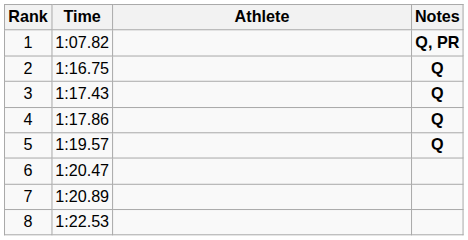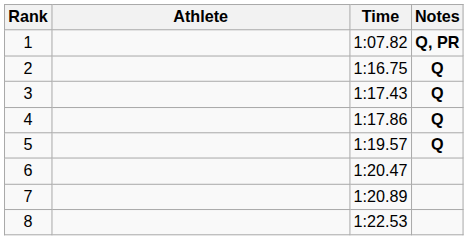columns swapped: (262, 17) <-> (82, 17)
